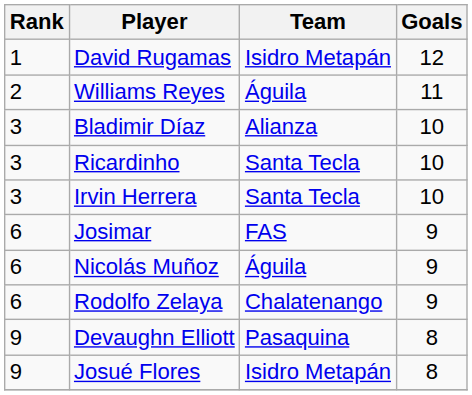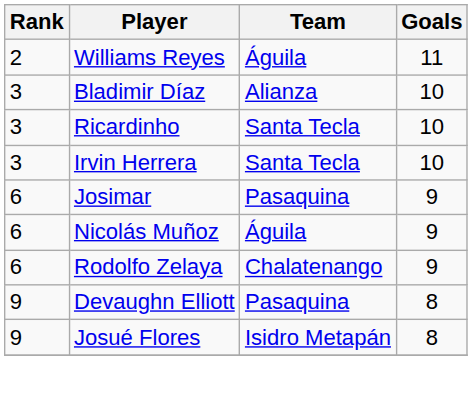- row: (152, 57)
(266, 232) FAS -> (297, 197) Pasaquina
